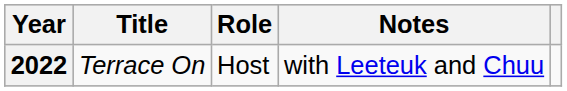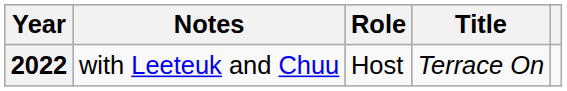columns swapped: (142, 24) <-> (414, 24)
